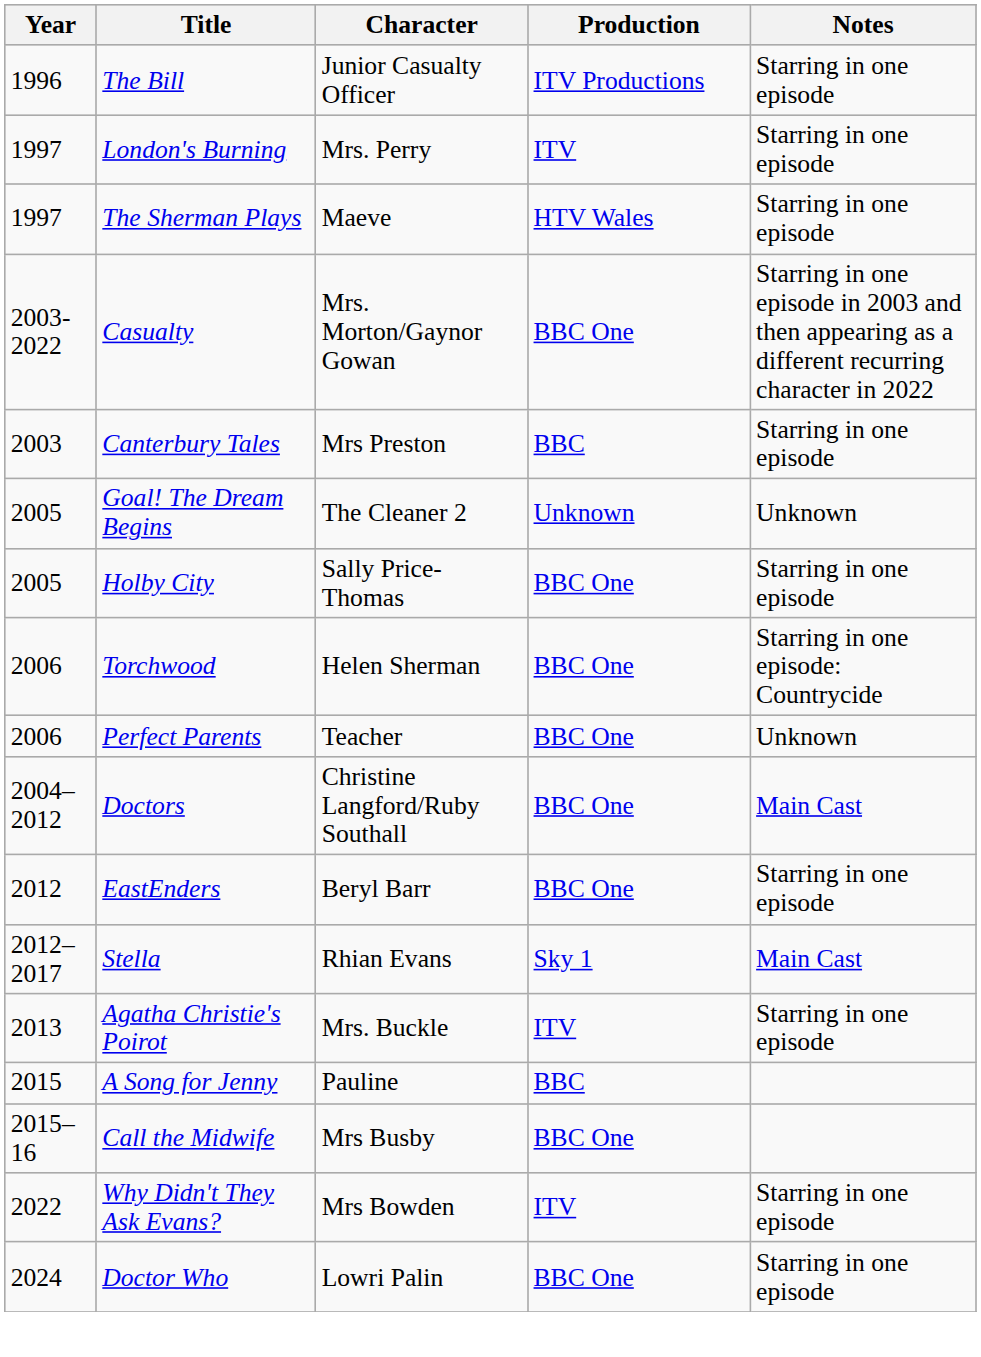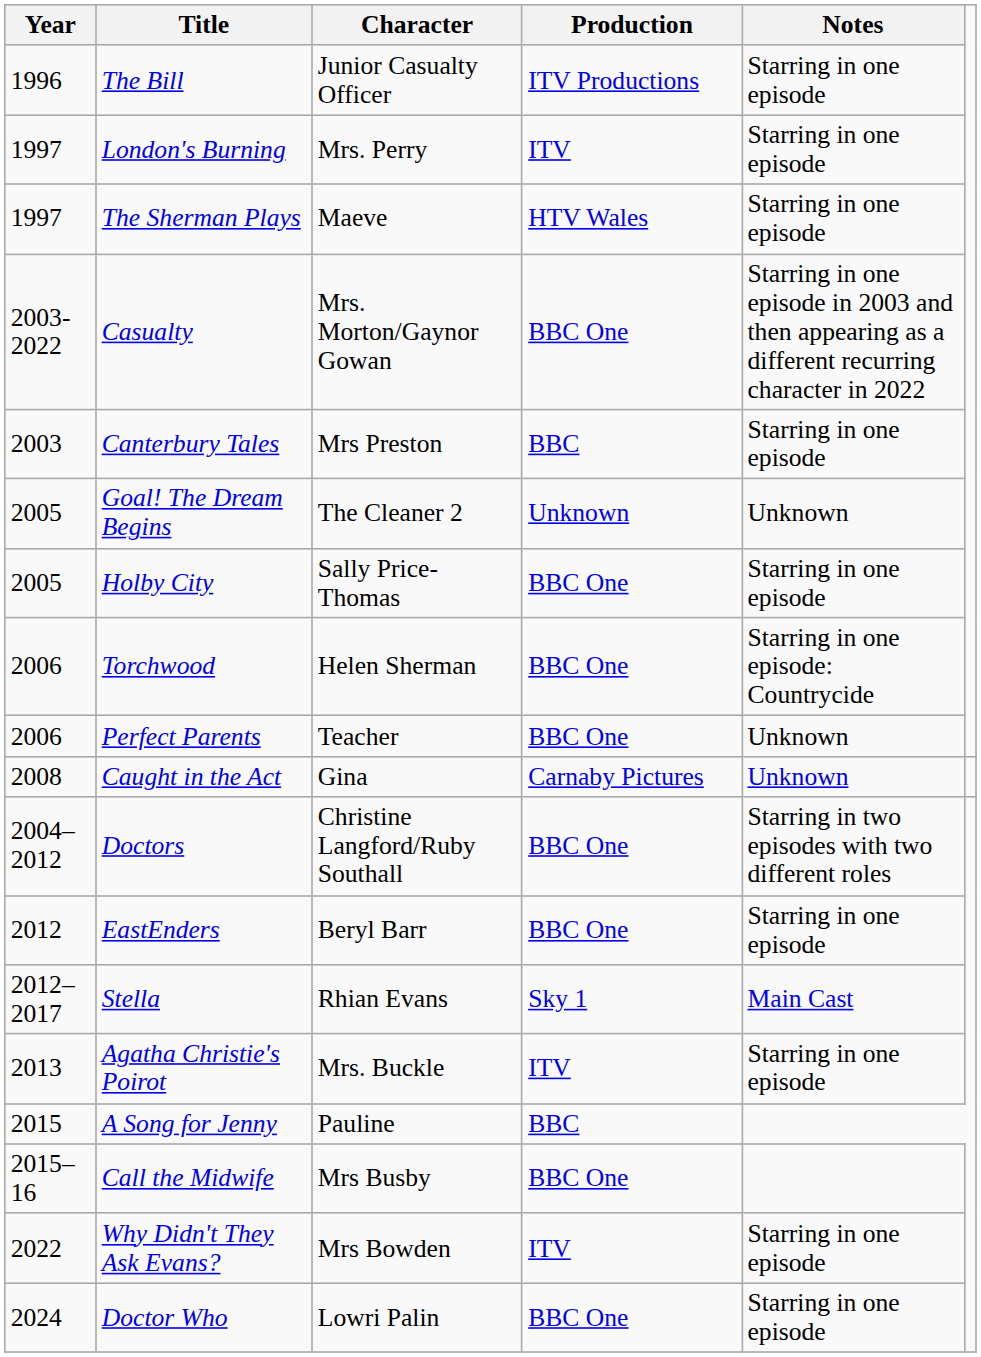+ row: (191, 776)
(809, 805) Main Cast -> (840, 845) Starring in two episodes with two different roles
